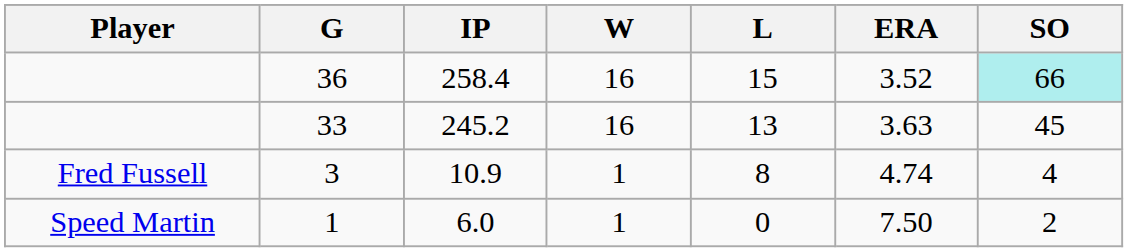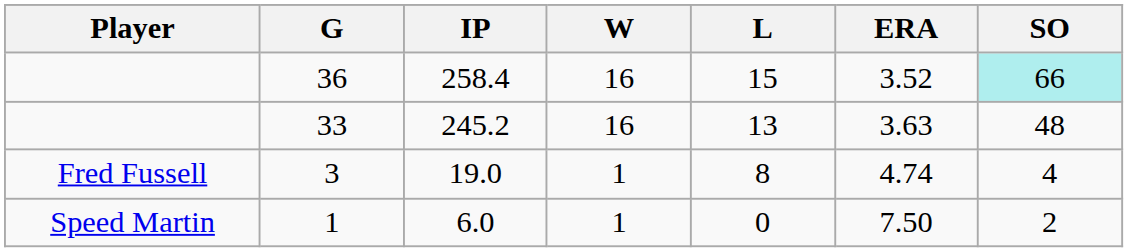(1050, 125) 45 -> (1050, 125) 48
(475, 173) 10.9 -> (475, 173) 19.0
